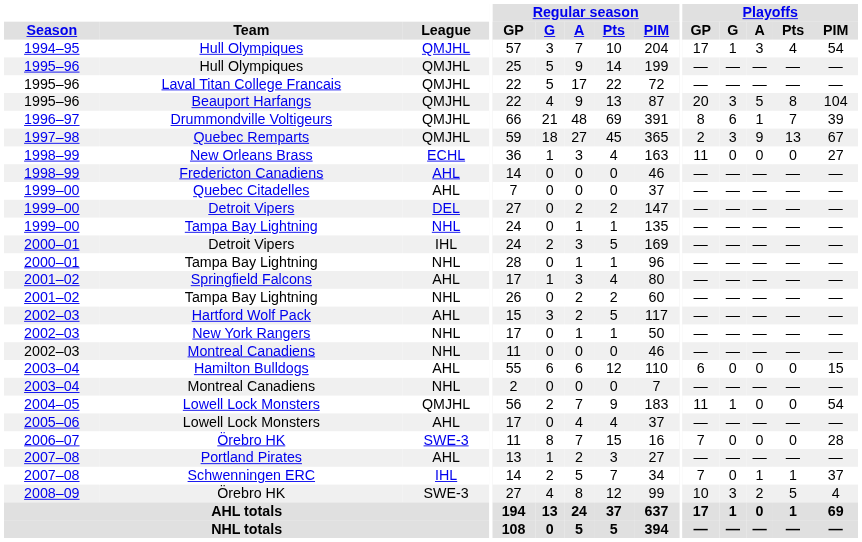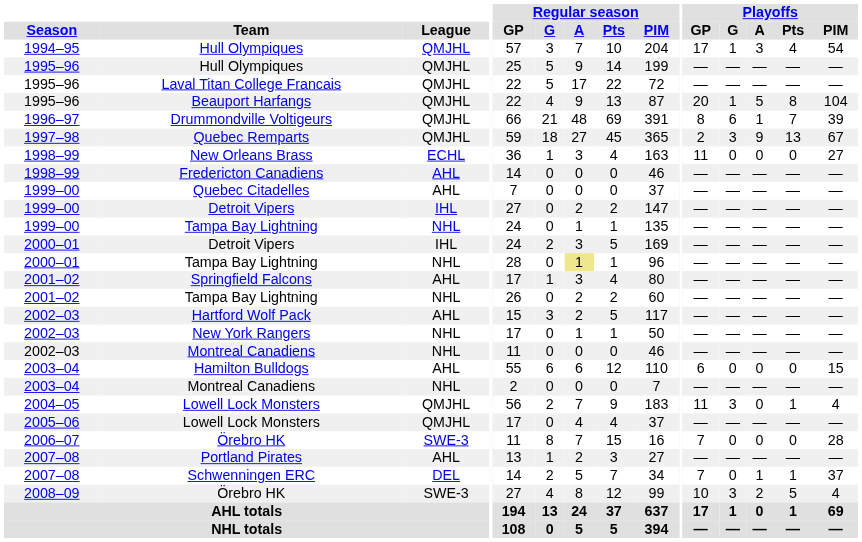(733, 101) 3 -> (733, 101) 1
(446, 208) DEL -> (446, 208) IHL
(579, 262) no background -> (579, 262) khaki background
(733, 404) 1 -> (733, 404) 3
(793, 404) 0 -> (793, 404) 1
(836, 404) 54 -> (836, 404) 4
(446, 422) AHL -> (446, 422) QMJHL
(446, 475) IHL -> (446, 475) DEL
